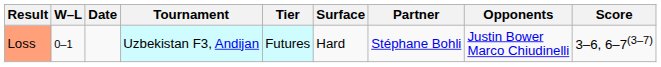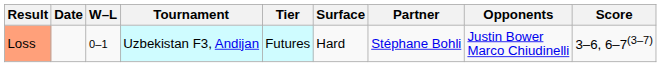columns swapped: (68, 15) <-> (103, 15)
